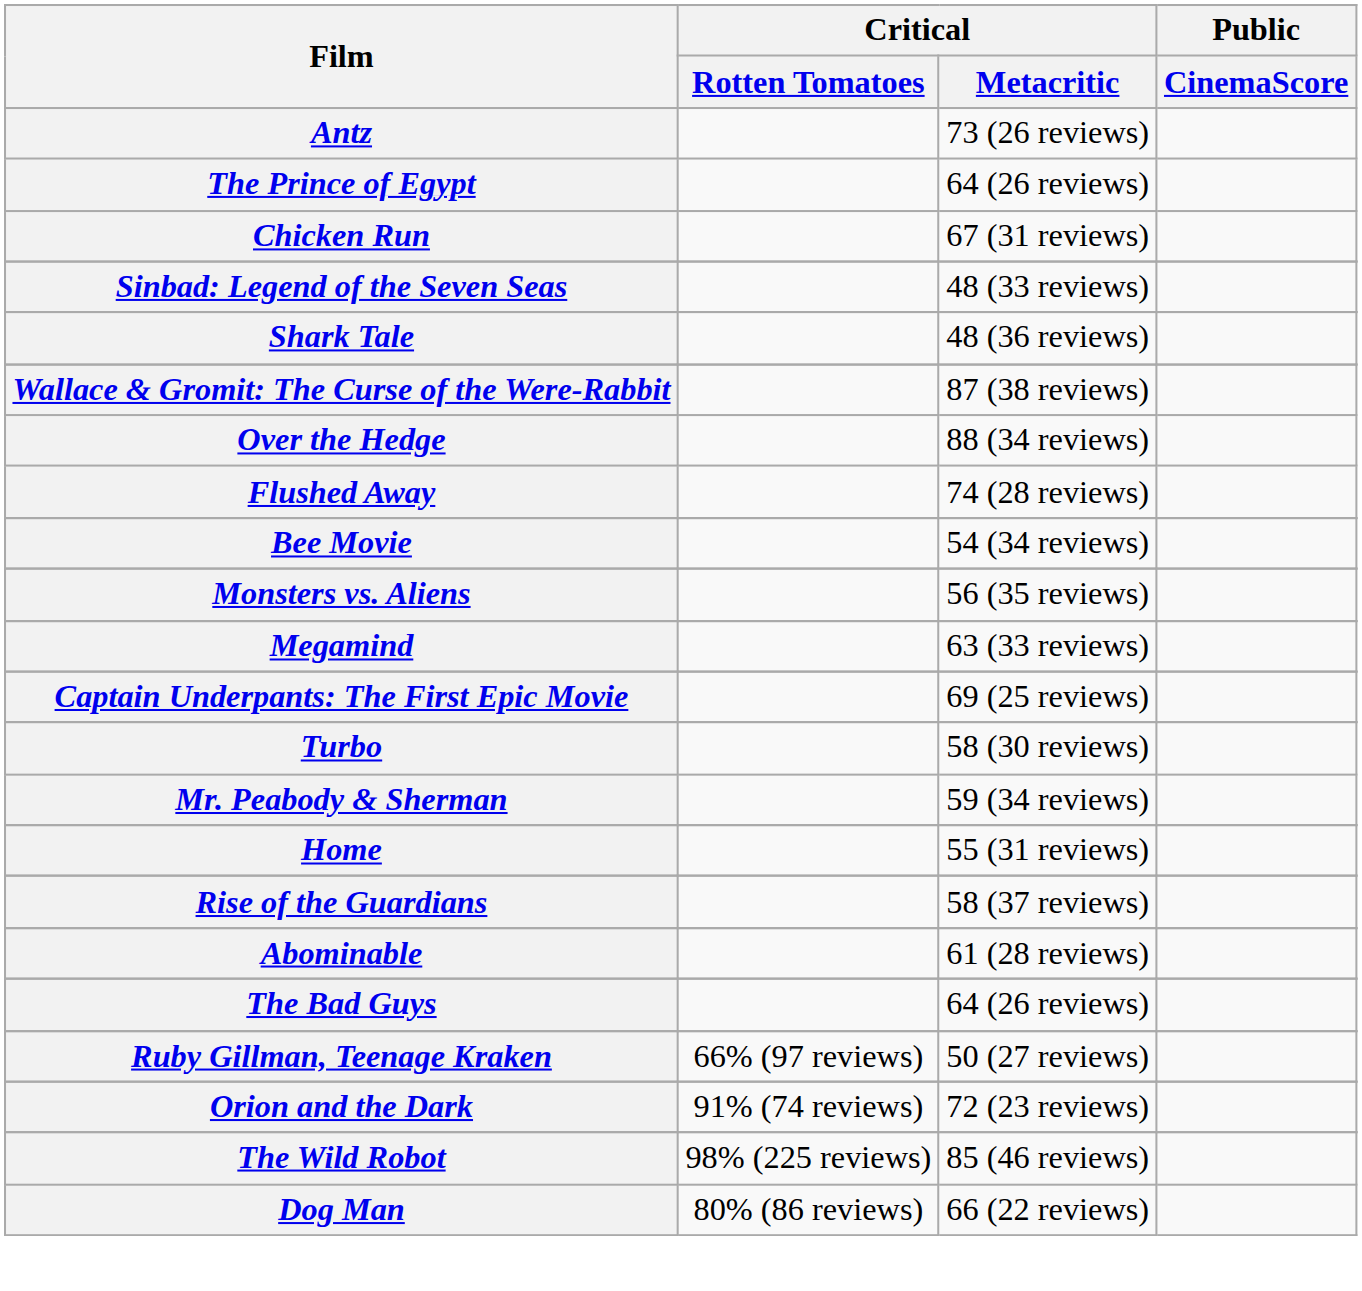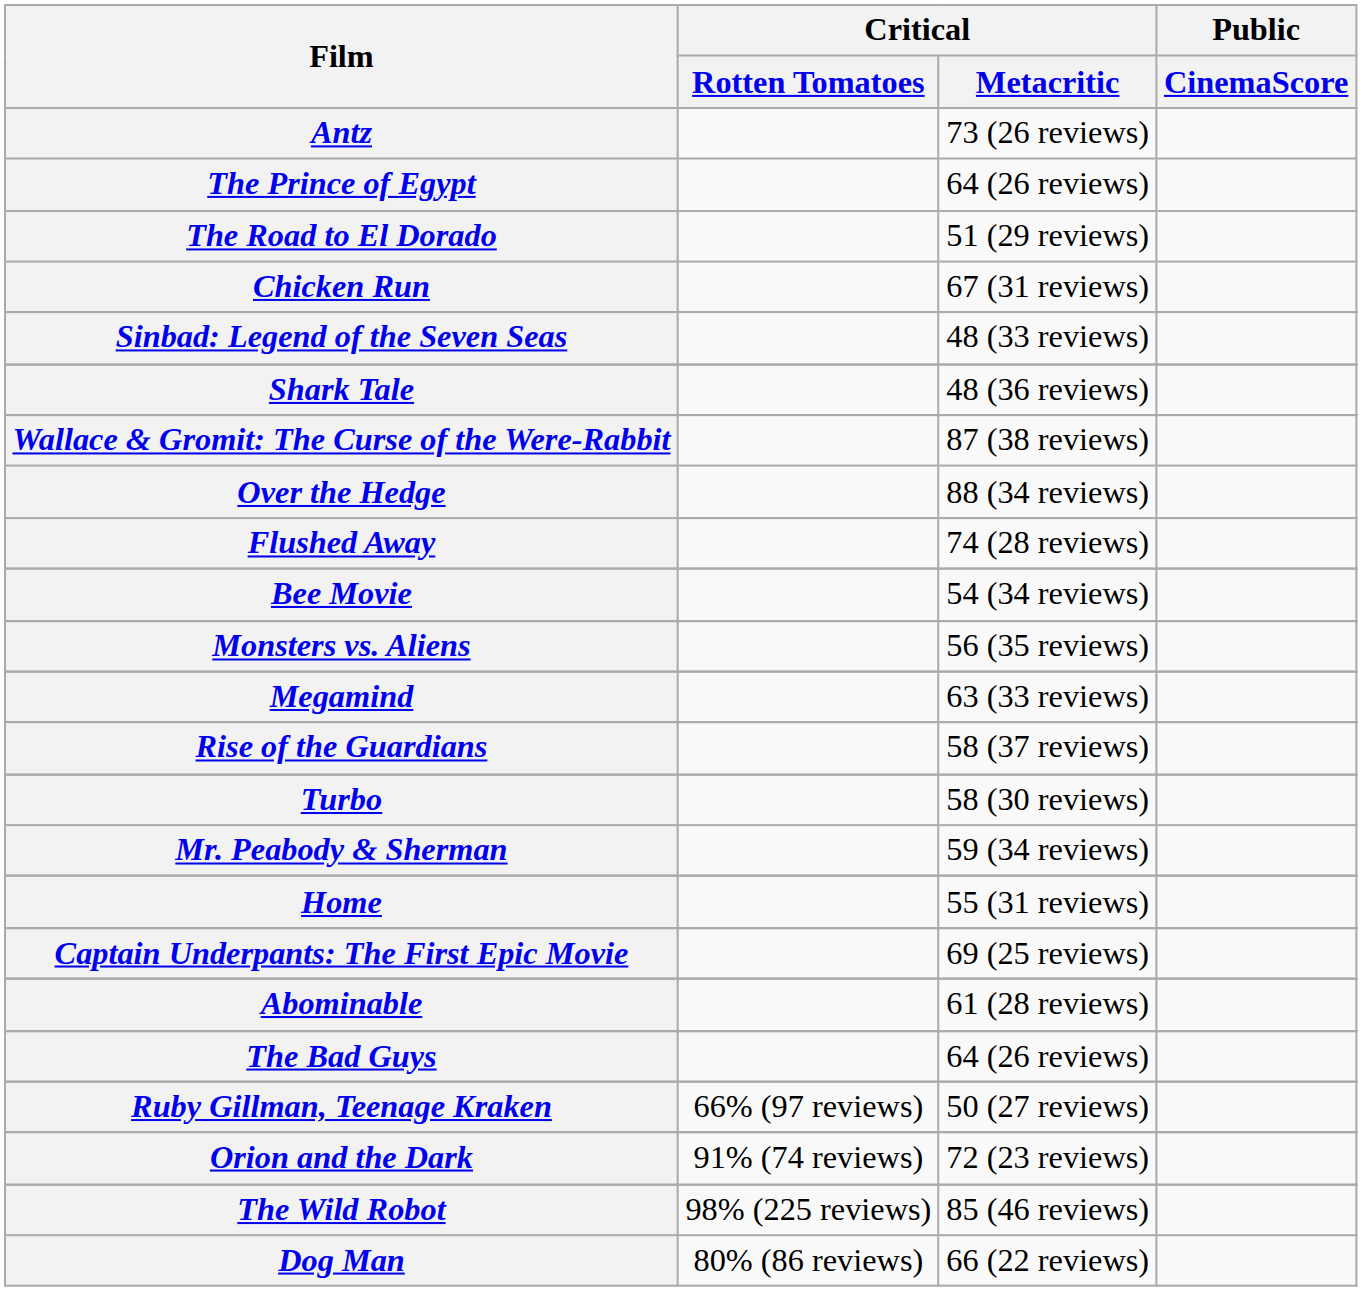+ row: (341, 235)
rows swapped: (341, 901) <-> (341, 696)
